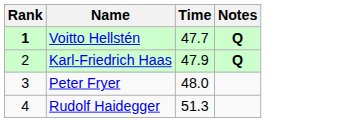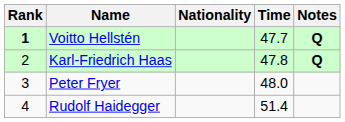+ column: (215, 15)
(195, 60) 47.9 -> (274, 60) 47.8
(195, 106) 51.3 -> (274, 106) 51.4
